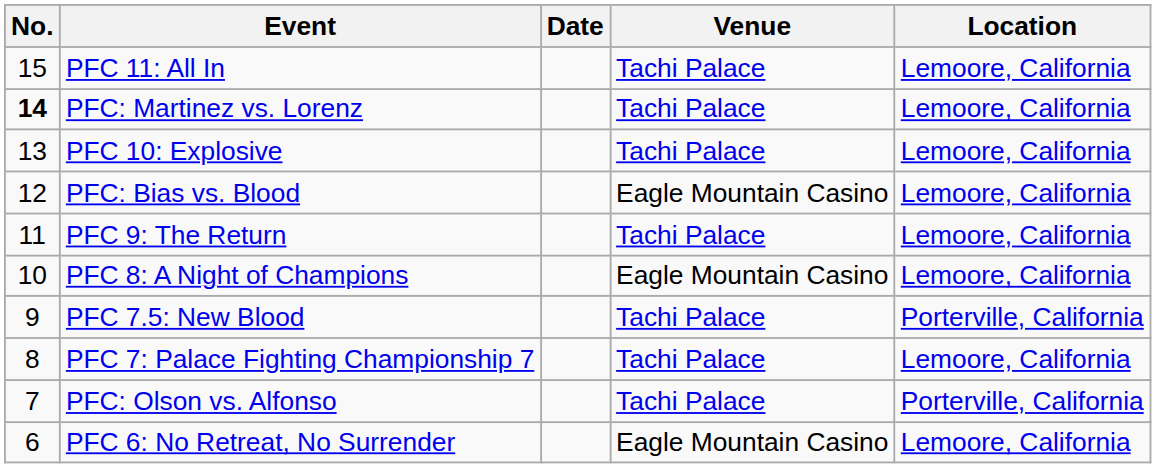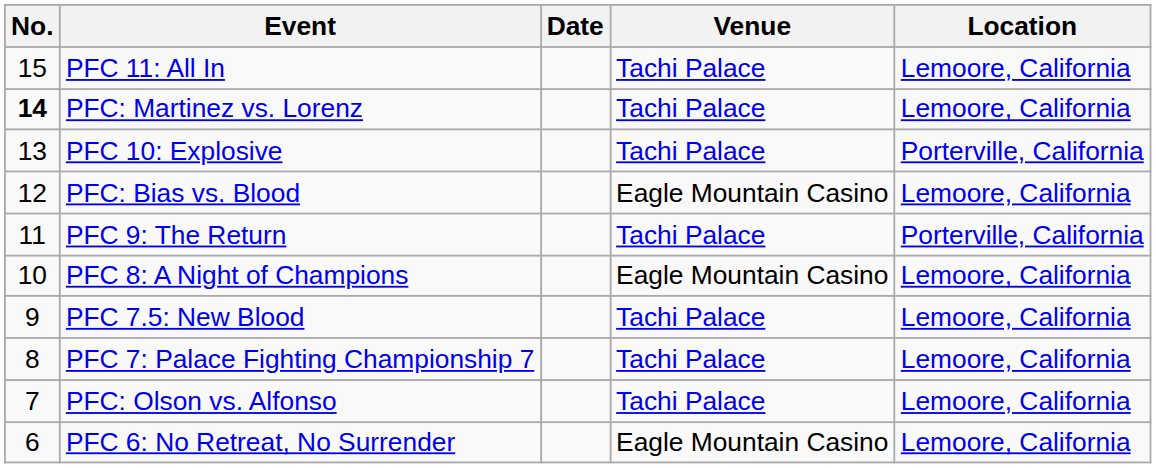(1016, 151) Lemoore, California -> (1022, 151) Porterville, California
(1016, 234) Lemoore, California -> (1022, 234) Porterville, California
(1022, 318) Porterville, California -> (1016, 318) Lemoore, California
(1022, 401) Porterville, California -> (1016, 401) Lemoore, California
